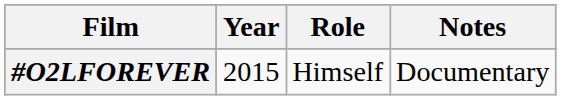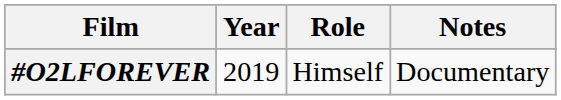(251, 71) 2015 -> (251, 71) 2019
